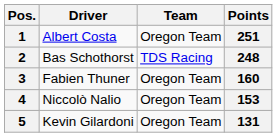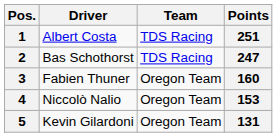(181, 36) Oregon Team -> (176, 36) TDS Racing
(248, 57) 248 -> (248, 57) 247
